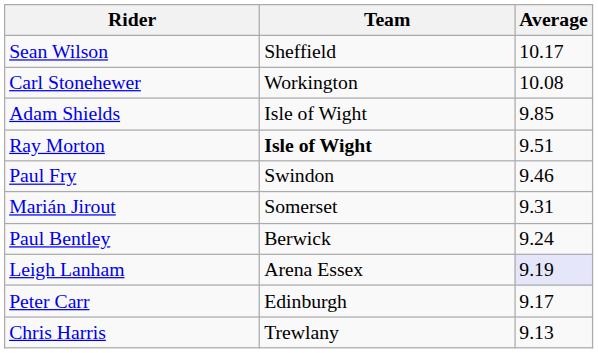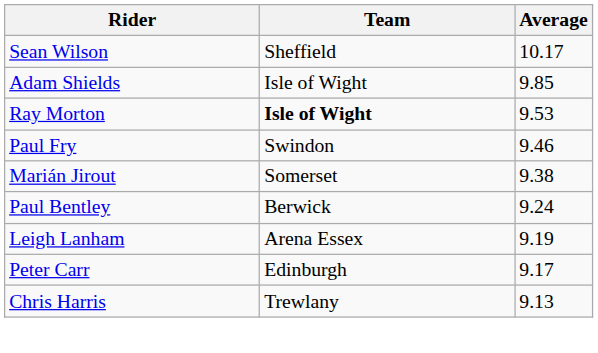- row: (75, 82)
(537, 144) 9.51 -> (537, 113) 9.53
(537, 207) 9.31 -> (537, 176) 9.38
(537, 269) lavender background -> (537, 238) no background
